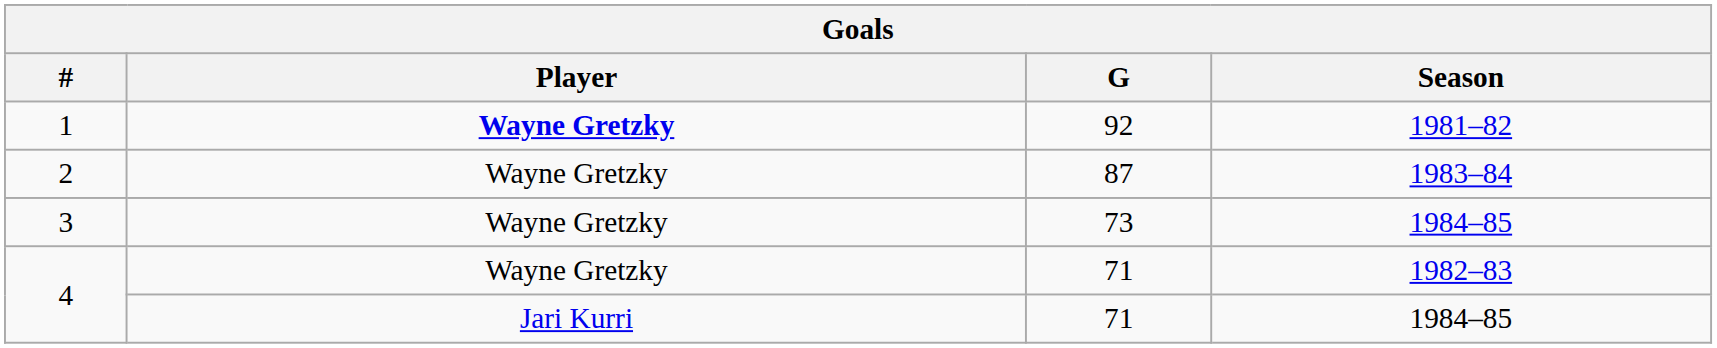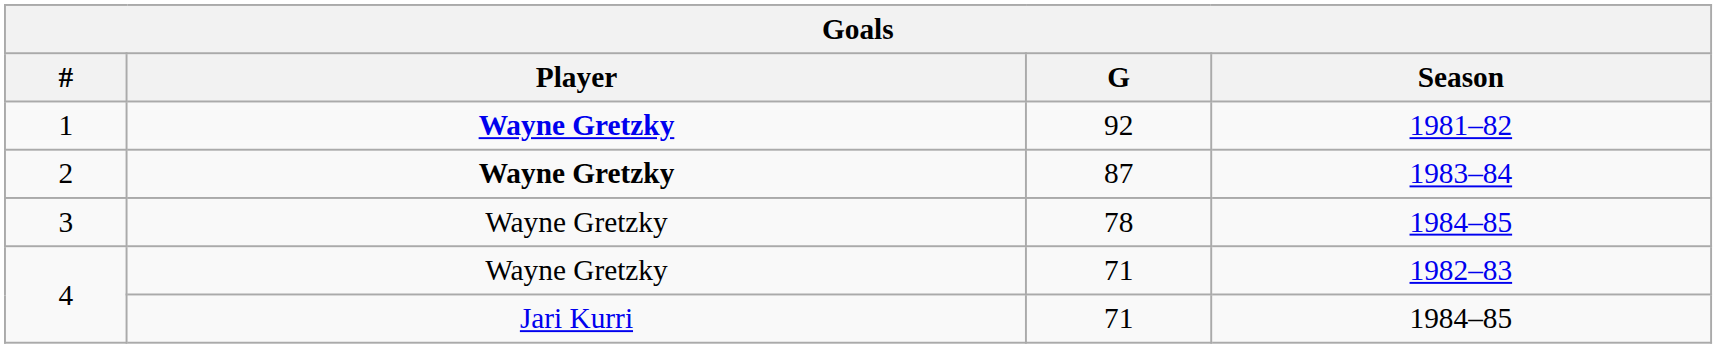(576, 173) normal -> (576, 173) bold
(1119, 222) 73 -> (1119, 222) 78
